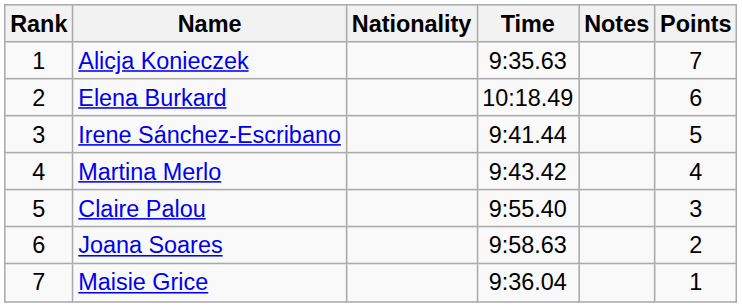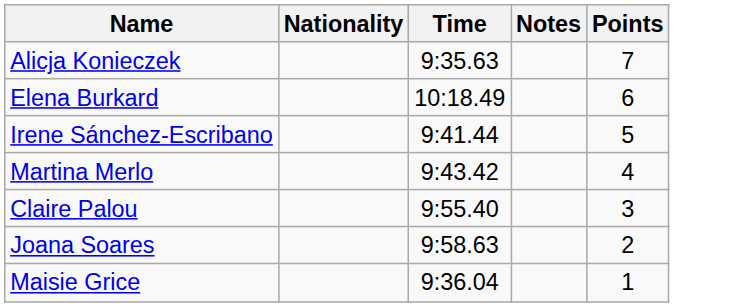- column: (39, 23)
